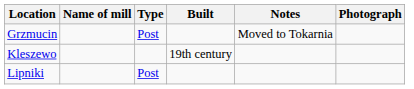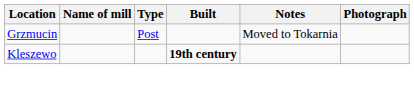(201, 53) normal -> (203, 53) bold
- row: (26, 73)
